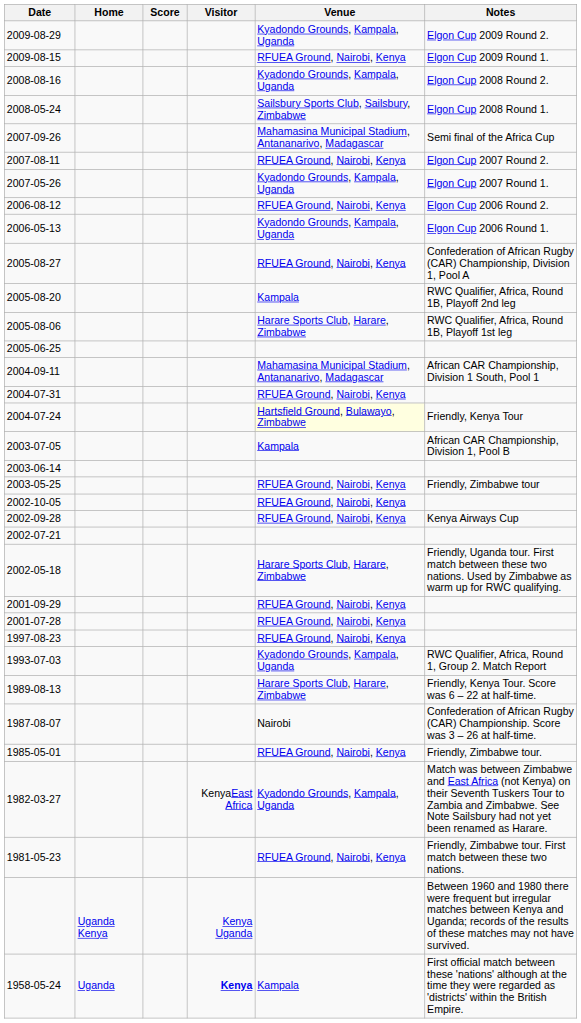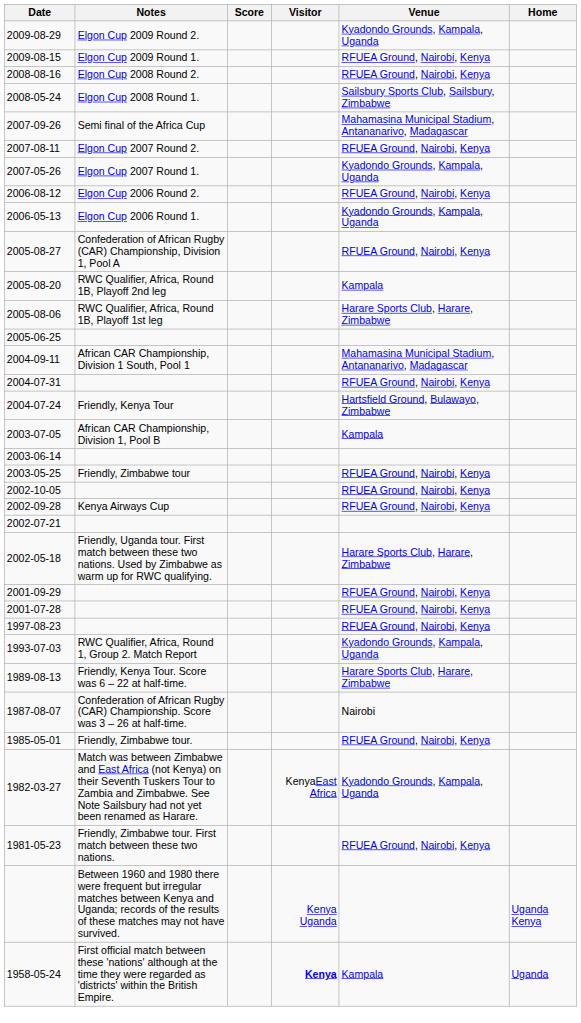columns swapped: (109, 12) <-> (501, 12)
(328, 80) Kyadondo Grounds, Kampala, Uganda -> (416, 74) RFUEA Ground, Nairobi, Kenya
(326, 417) lightyellow background -> (410, 405) no background
